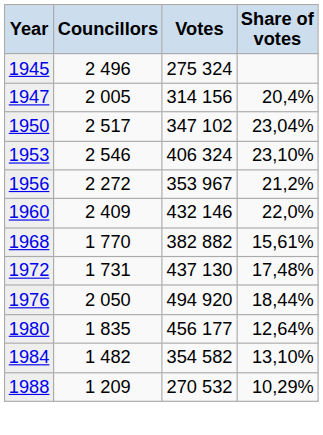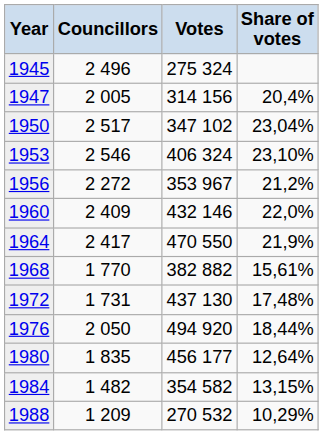+ row: (29, 241)
(283, 357) 13,10% -> (283, 386) 13,15%
